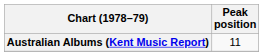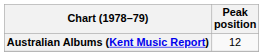(235, 42) 11 -> (235, 42) 12
